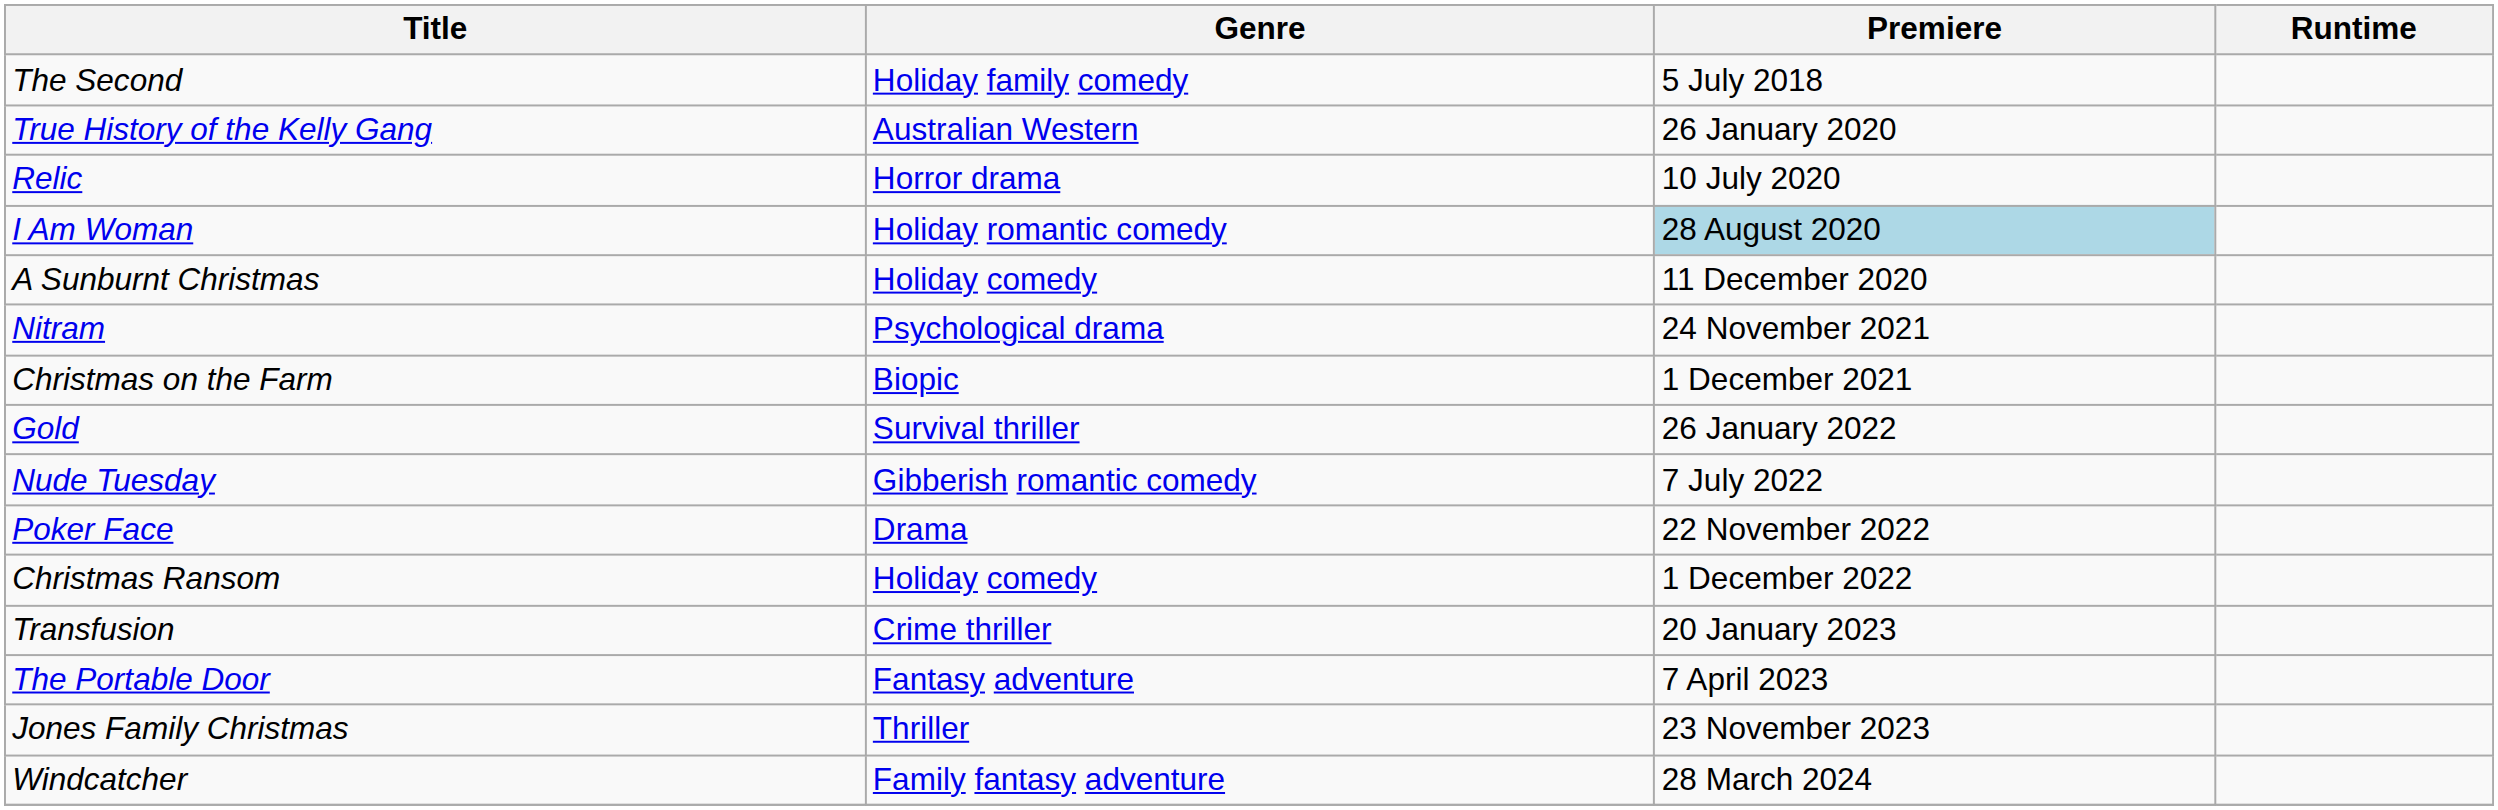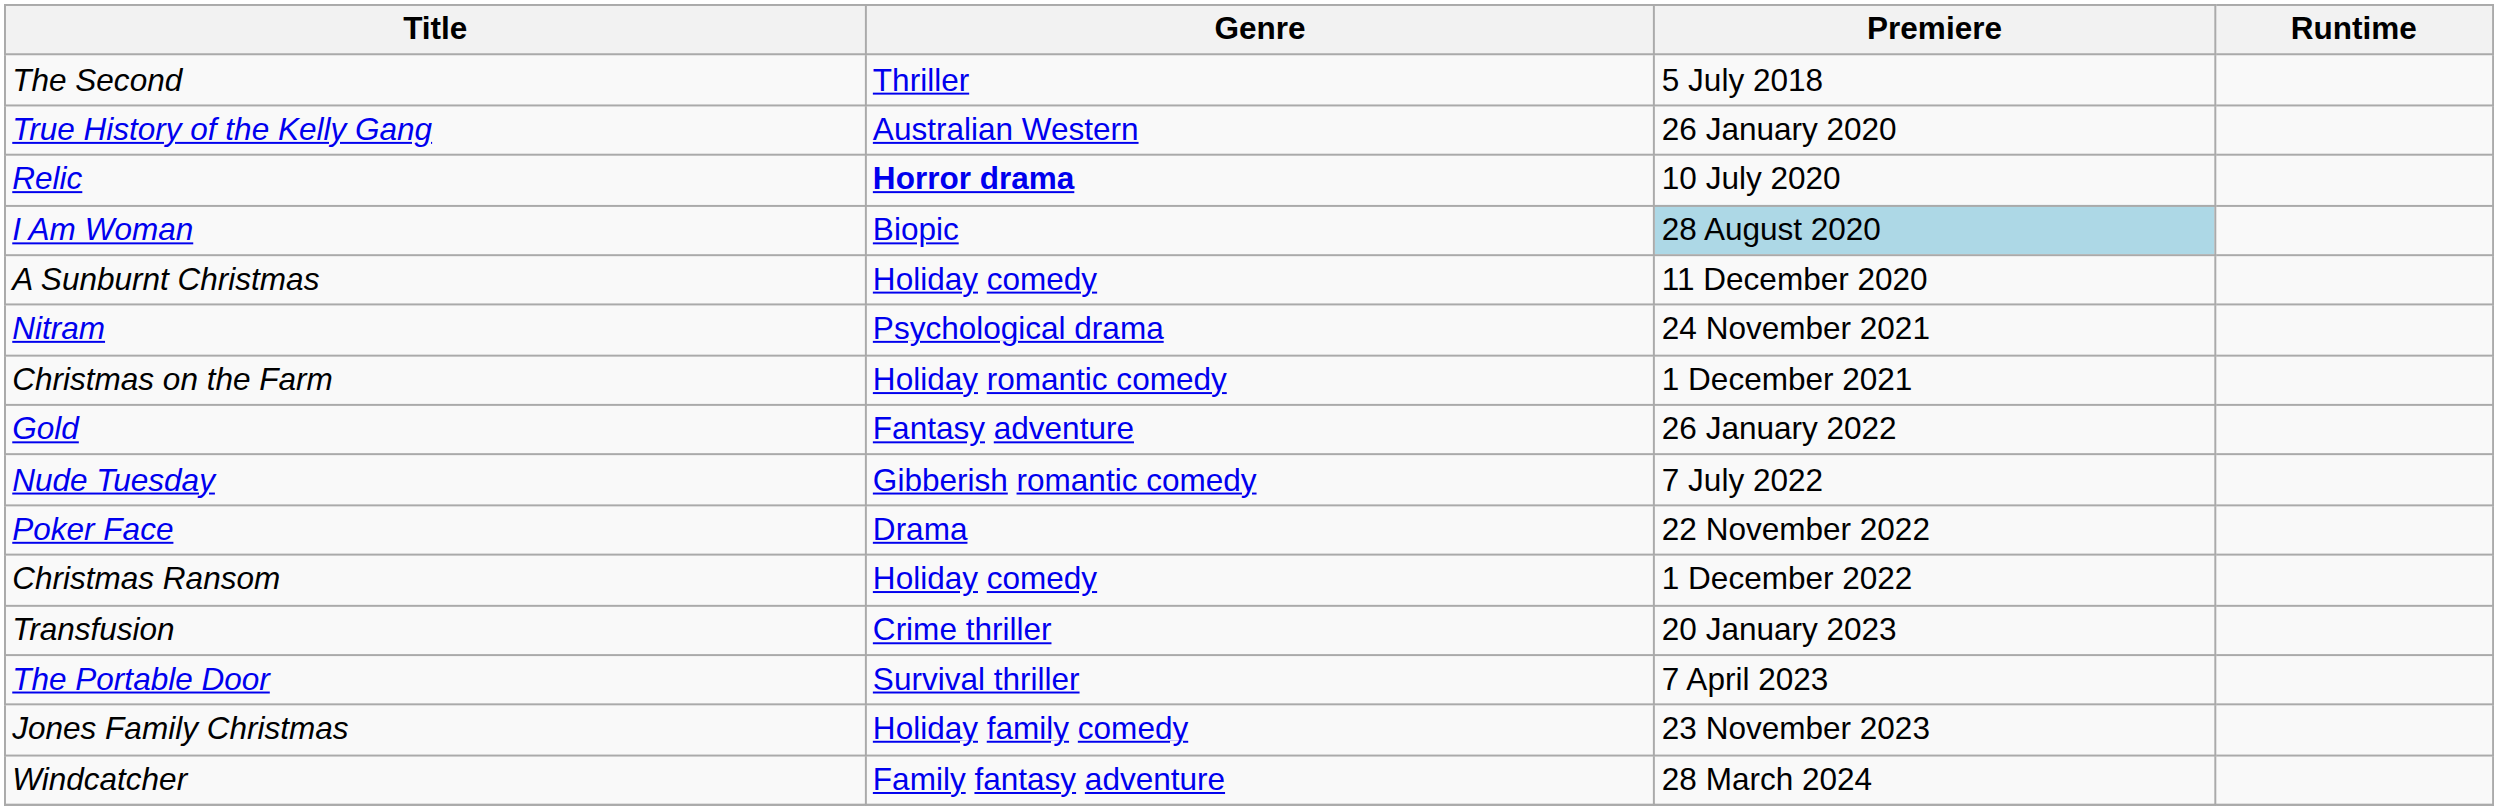(1031, 79) Holiday family comedy -> (921, 79) Thriller
(967, 179) normal -> (974, 179) bold
(1050, 229) Holiday romantic comedy -> (916, 229) Biopic
(916, 379) Biopic -> (1050, 379) Holiday romantic comedy
(976, 429) Survival thriller -> (1003, 429) Fantasy adventure
(1003, 679) Fantasy adventure -> (976, 679) Survival thriller
(921, 729) Thriller -> (1031, 729) Holiday family comedy
